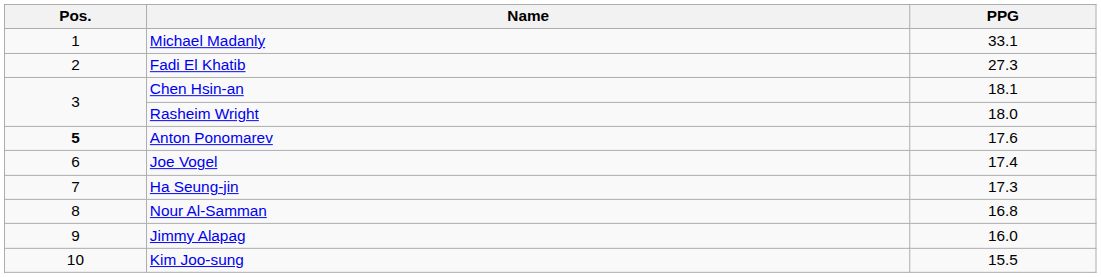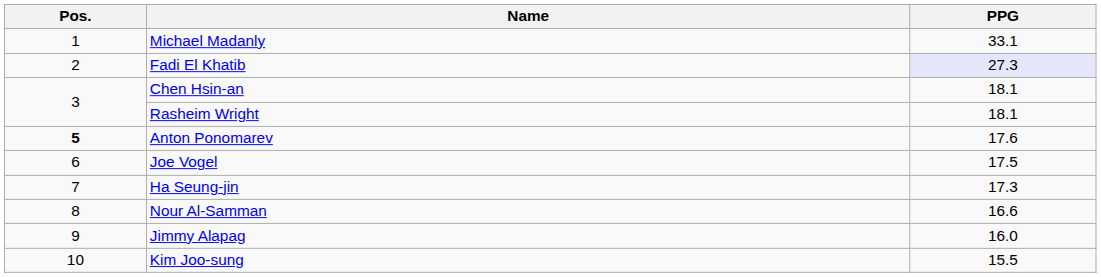(1003, 65) no background -> (1003, 65) lavender background
(1003, 114) 18.0 -> (1003, 114) 18.1
(1003, 162) 17.4 -> (1003, 162) 17.5
(1003, 211) 16.8 -> (1003, 211) 16.6
